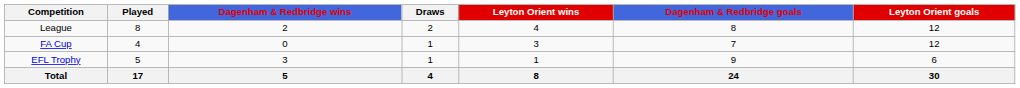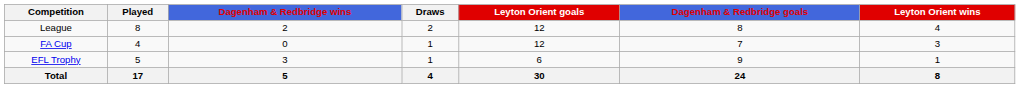columns swapped: (536, 12) <-> (934, 12)
